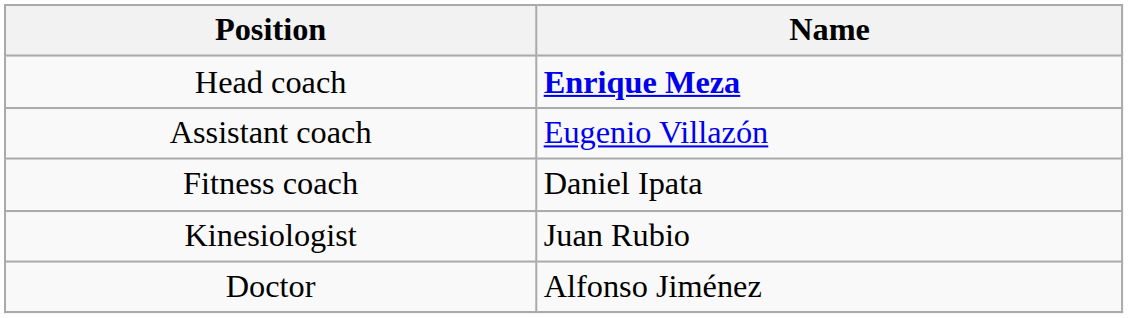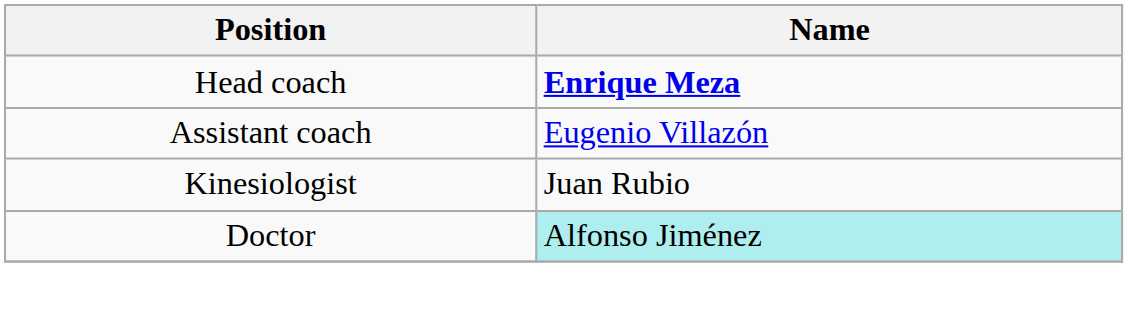- row: (271, 183)
(653, 286) no background -> (653, 235) paleturquoise background
